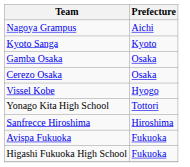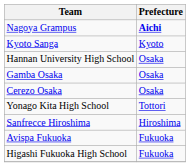(143, 28) normal -> (150, 28) bold
+ row: (70, 59)
- row: (31, 91)
